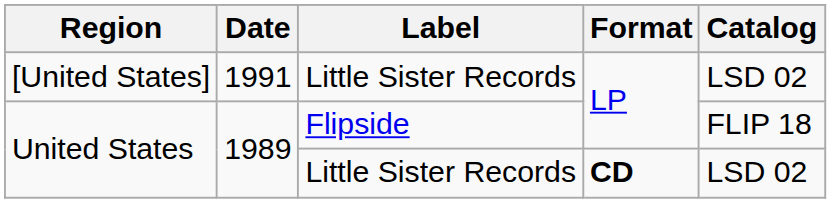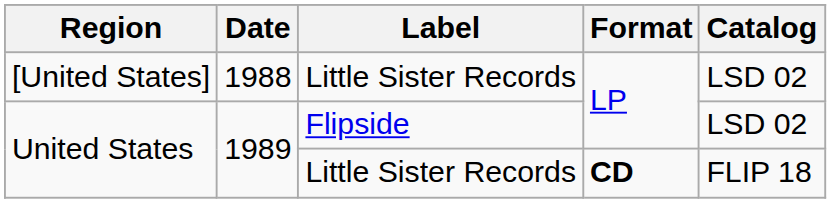(258, 76) 1991 -> (258, 76) 1988
(759, 124) FLIP 18 -> (757, 124) LSD 02
(757, 172) LSD 02 -> (759, 172) FLIP 18
